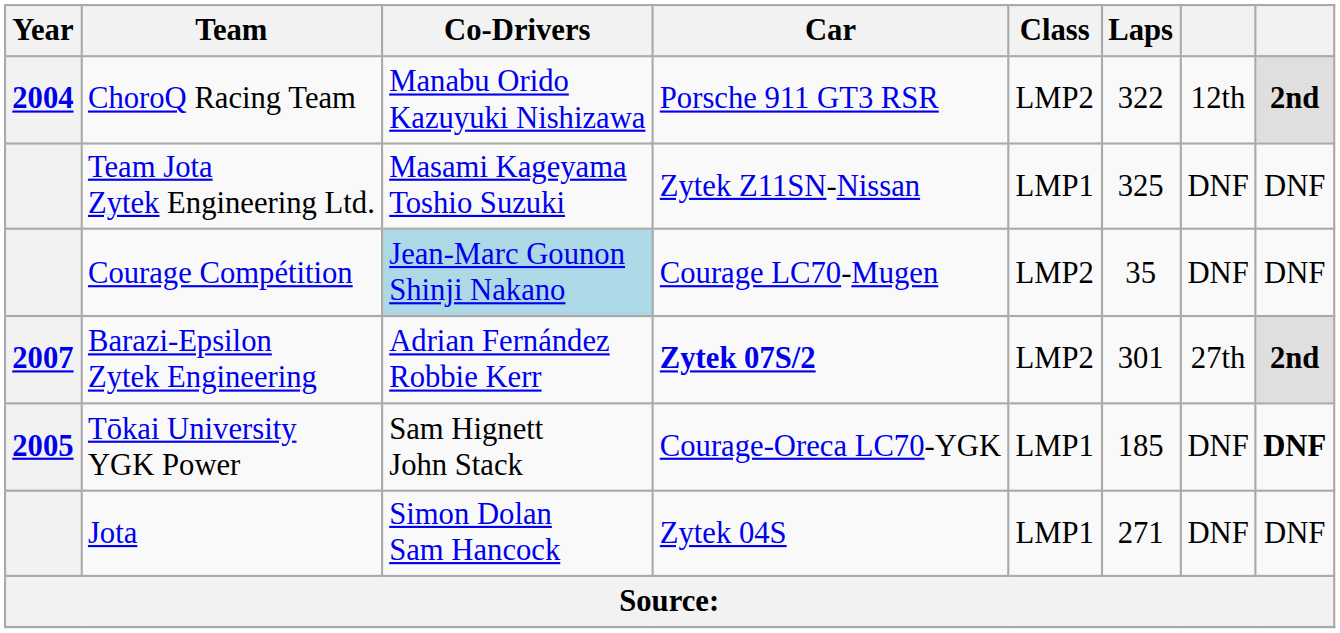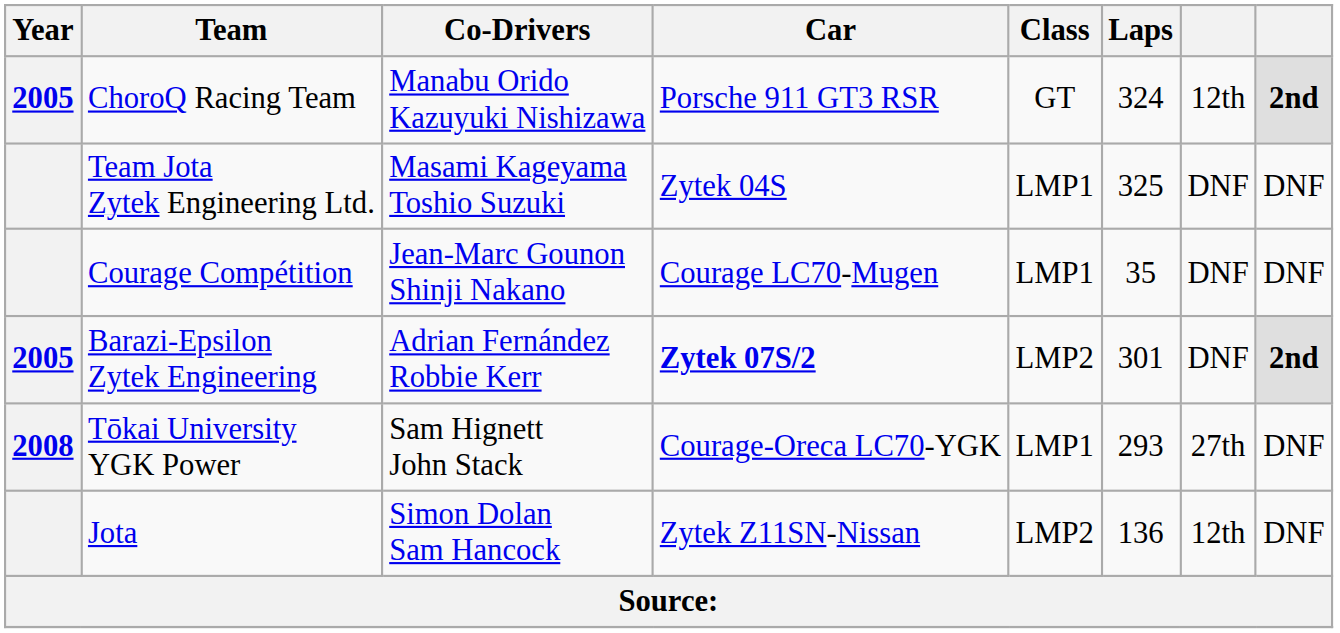(43, 98) 2004 -> (43, 98) 2005
(1055, 98) LMP2 -> (1055, 98) GT
(1141, 98) 322 -> (1141, 98) 324
(790, 185) Zytek Z11SN-Nissan -> (723, 185) Zytek 04S
(507, 272) lightblue background -> (507, 272) no background
(1055, 272) LMP2 -> (1055, 272) LMP1
(43, 359) 2007 -> (43, 359) 2005
(1218, 359) 27th -> (1218, 359) DNF
(43, 446) 2005 -> (43, 446) 2008
(1141, 446) 185 -> (1141, 446) 293
(1218, 446) DNF -> (1218, 446) 27th
(1295, 446) bold -> (1294, 446) normal
(723, 532) Zytek 04S -> (790, 532) Zytek Z11SN-Nissan
(1055, 532) LMP1 -> (1055, 532) LMP2
(1141, 532) 271 -> (1141, 532) 136
(1218, 532) DNF -> (1218, 532) 12th
